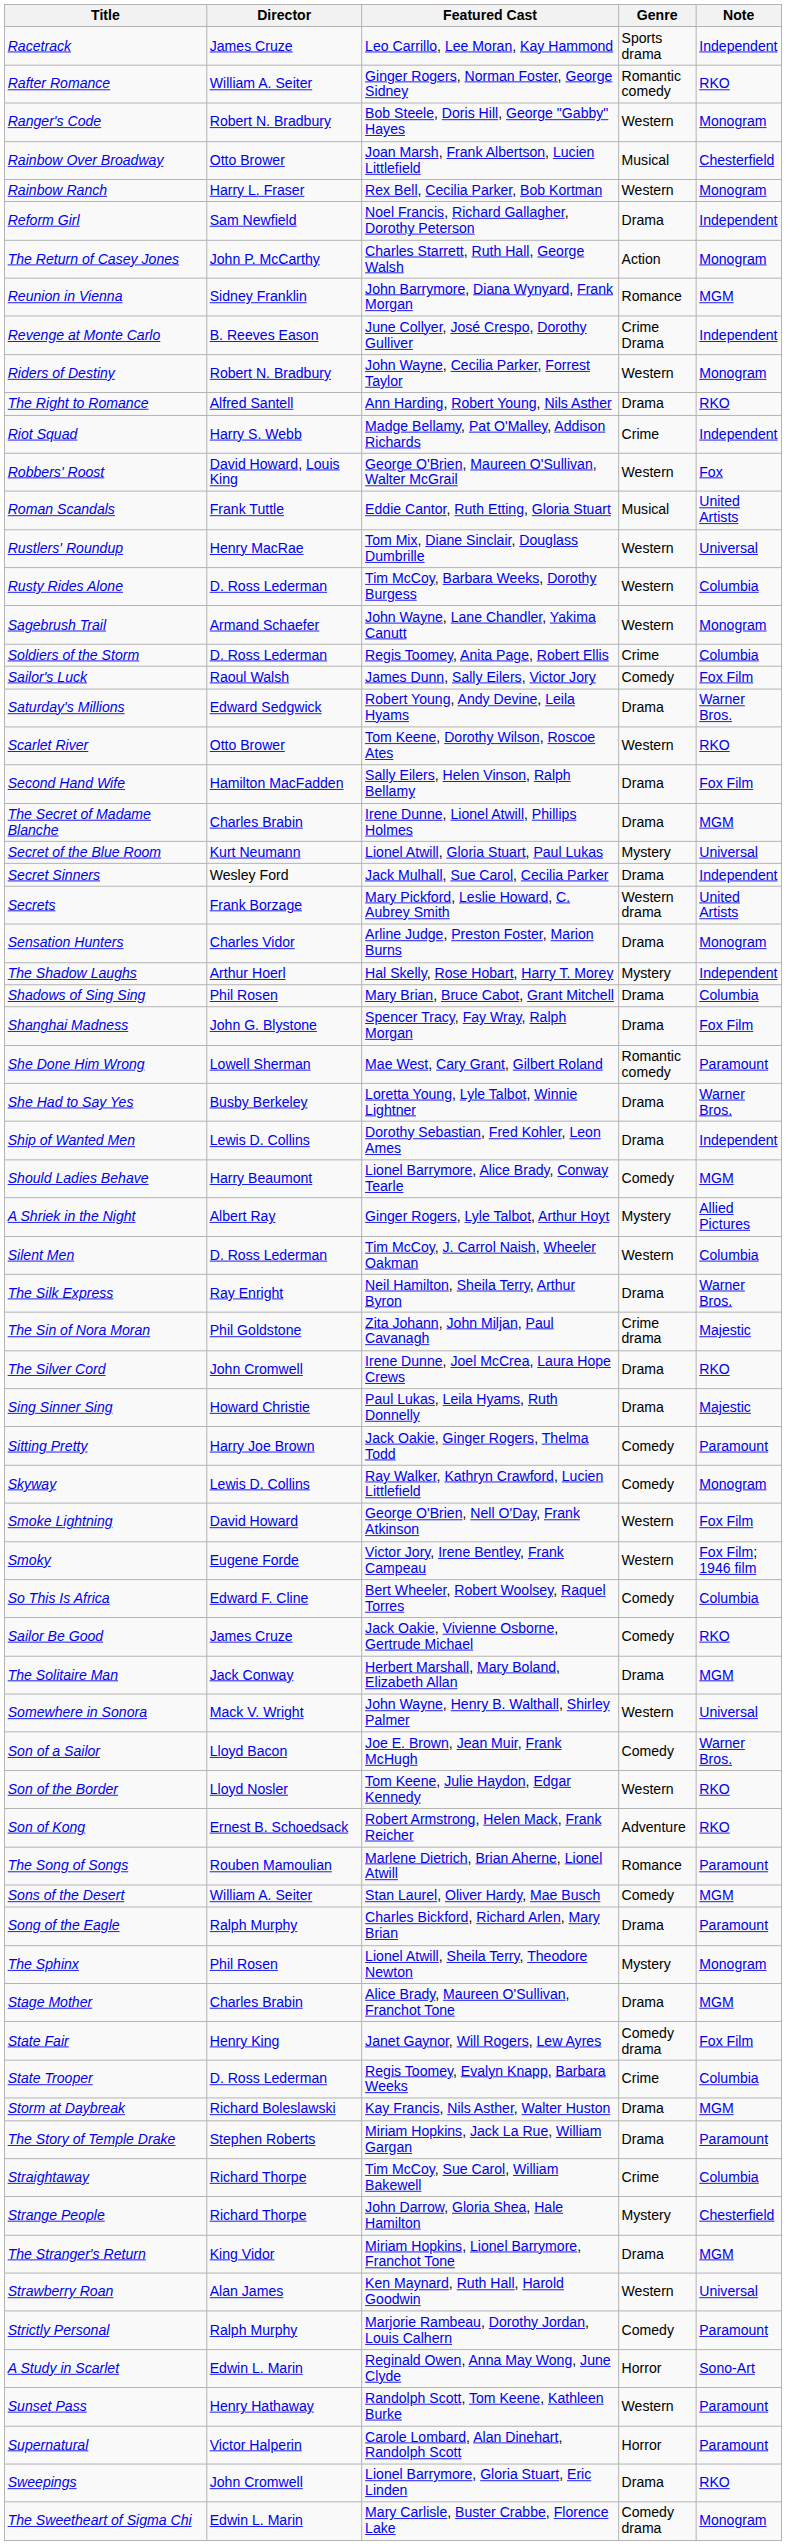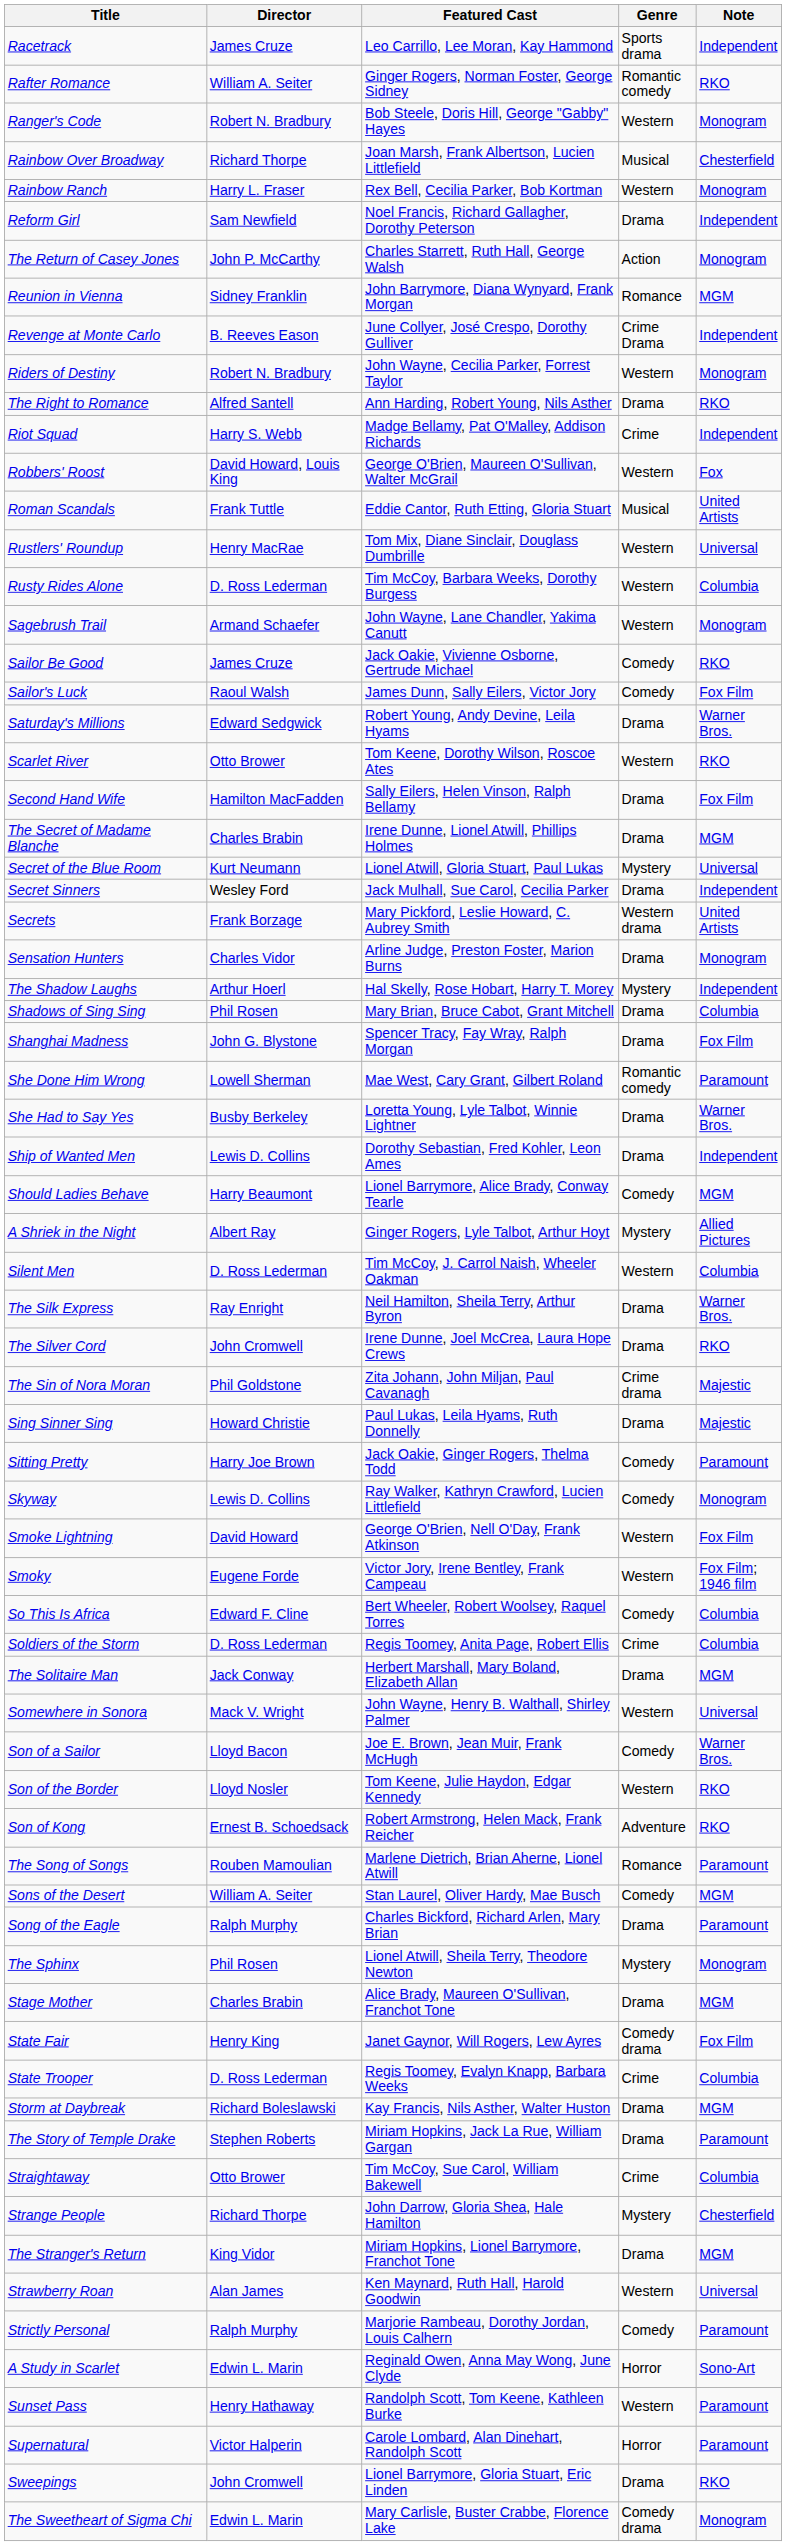(247, 160) Otto Brower -> (258, 160) Richard Thorpe
rows swapped: (55, 1636) <-> (73, 655)
rows swapped: (57, 1369) <-> (79, 1331)
(258, 2177) Richard Thorpe -> (247, 2177) Otto Brower
